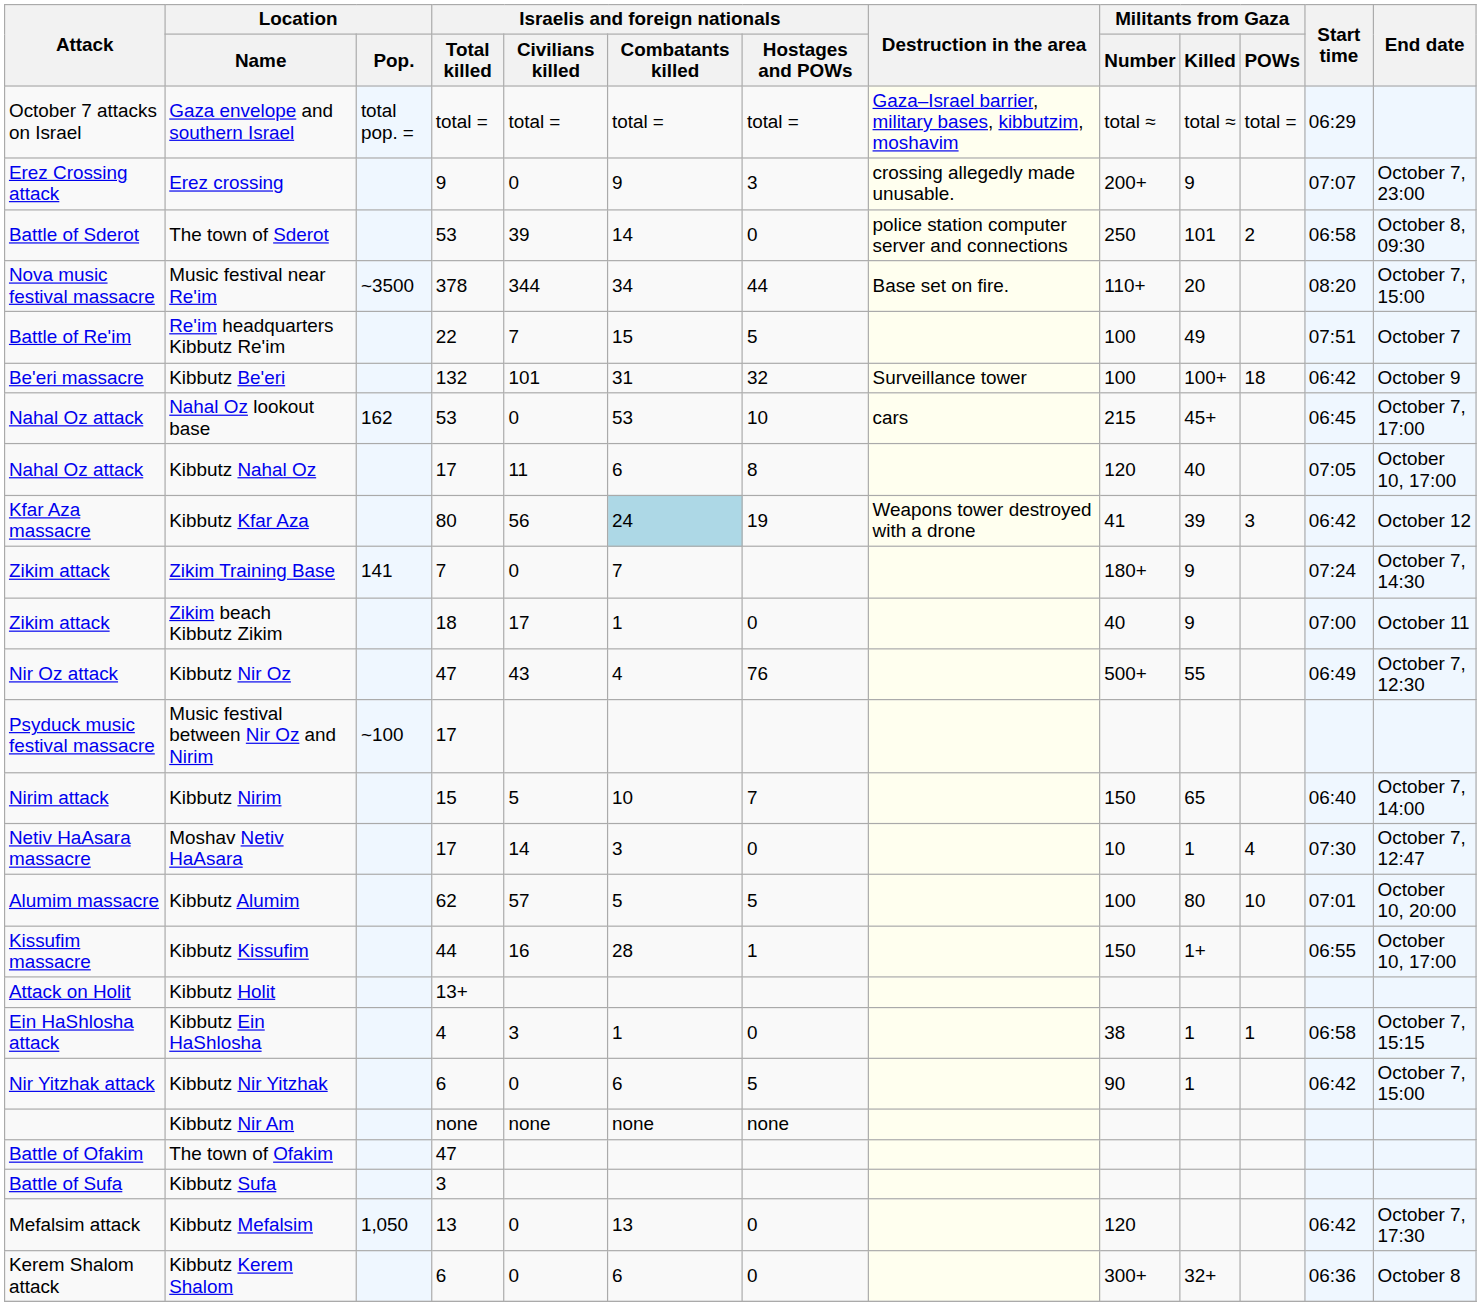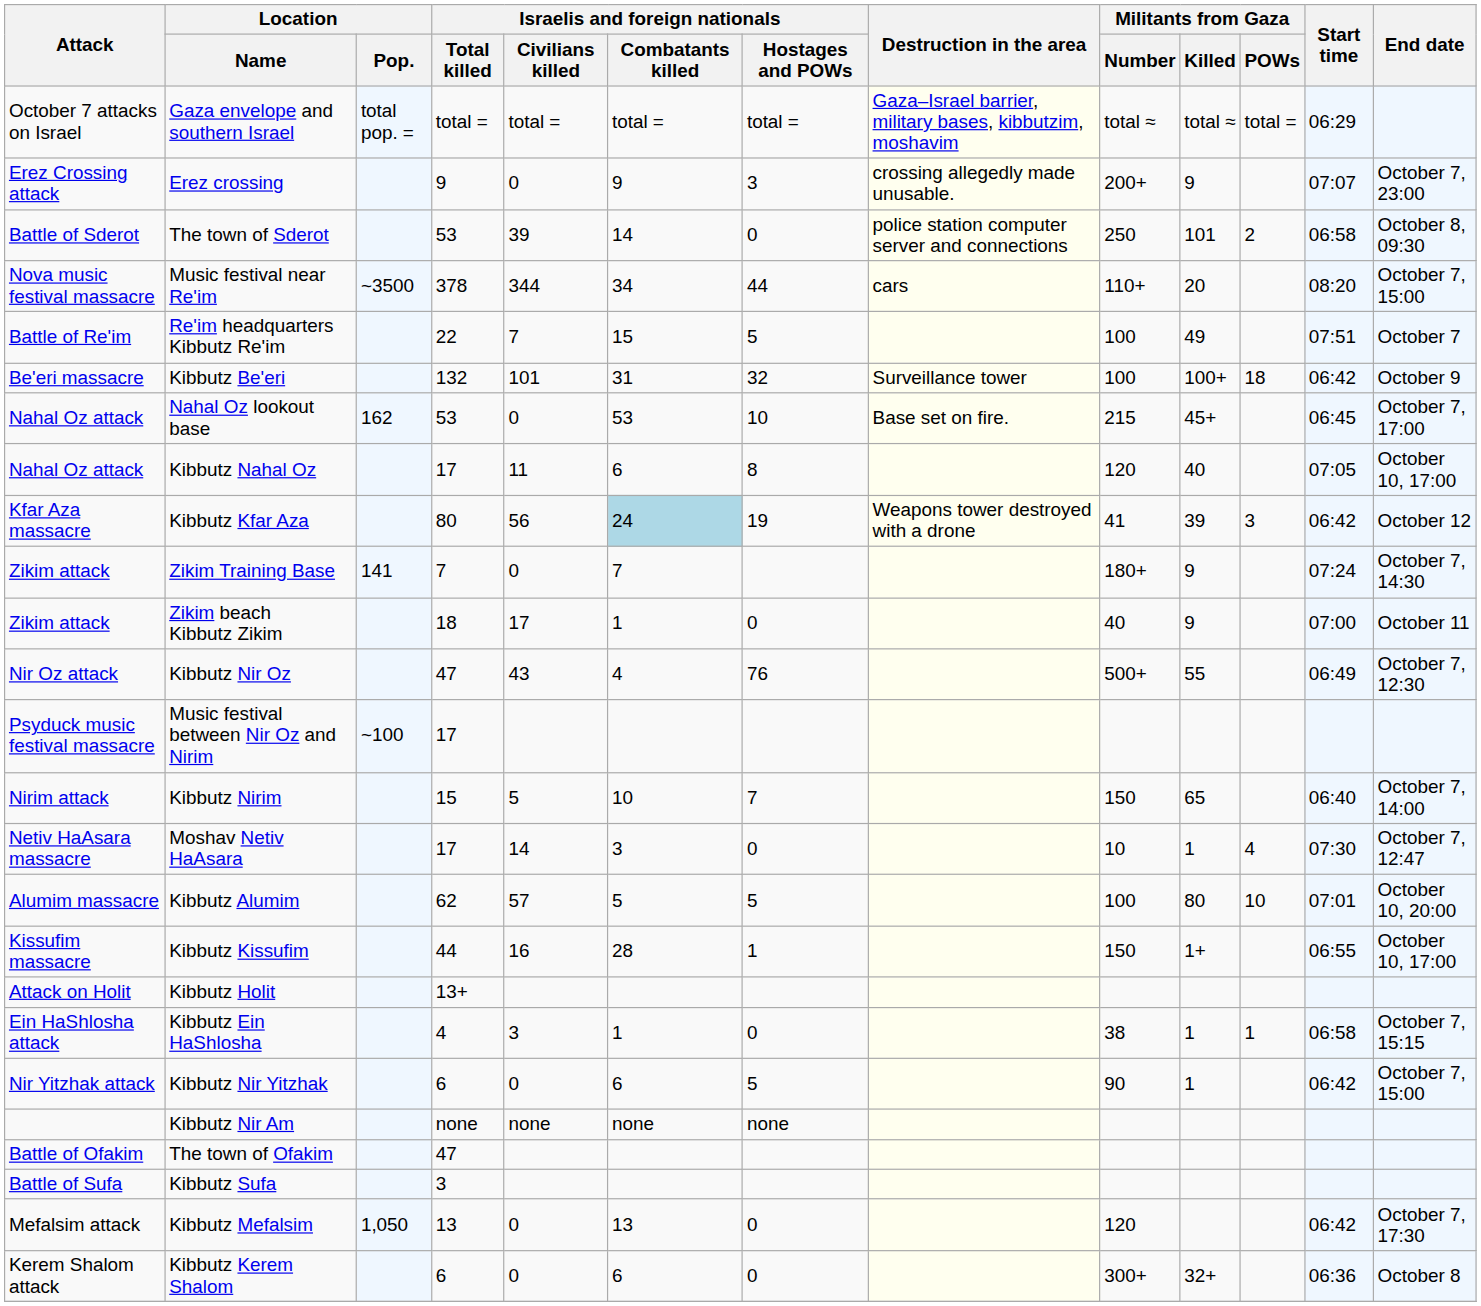(941, 286) Base set on fire. -> (890, 286) cars
(890, 418) cars -> (941, 418) Base set on fire.
